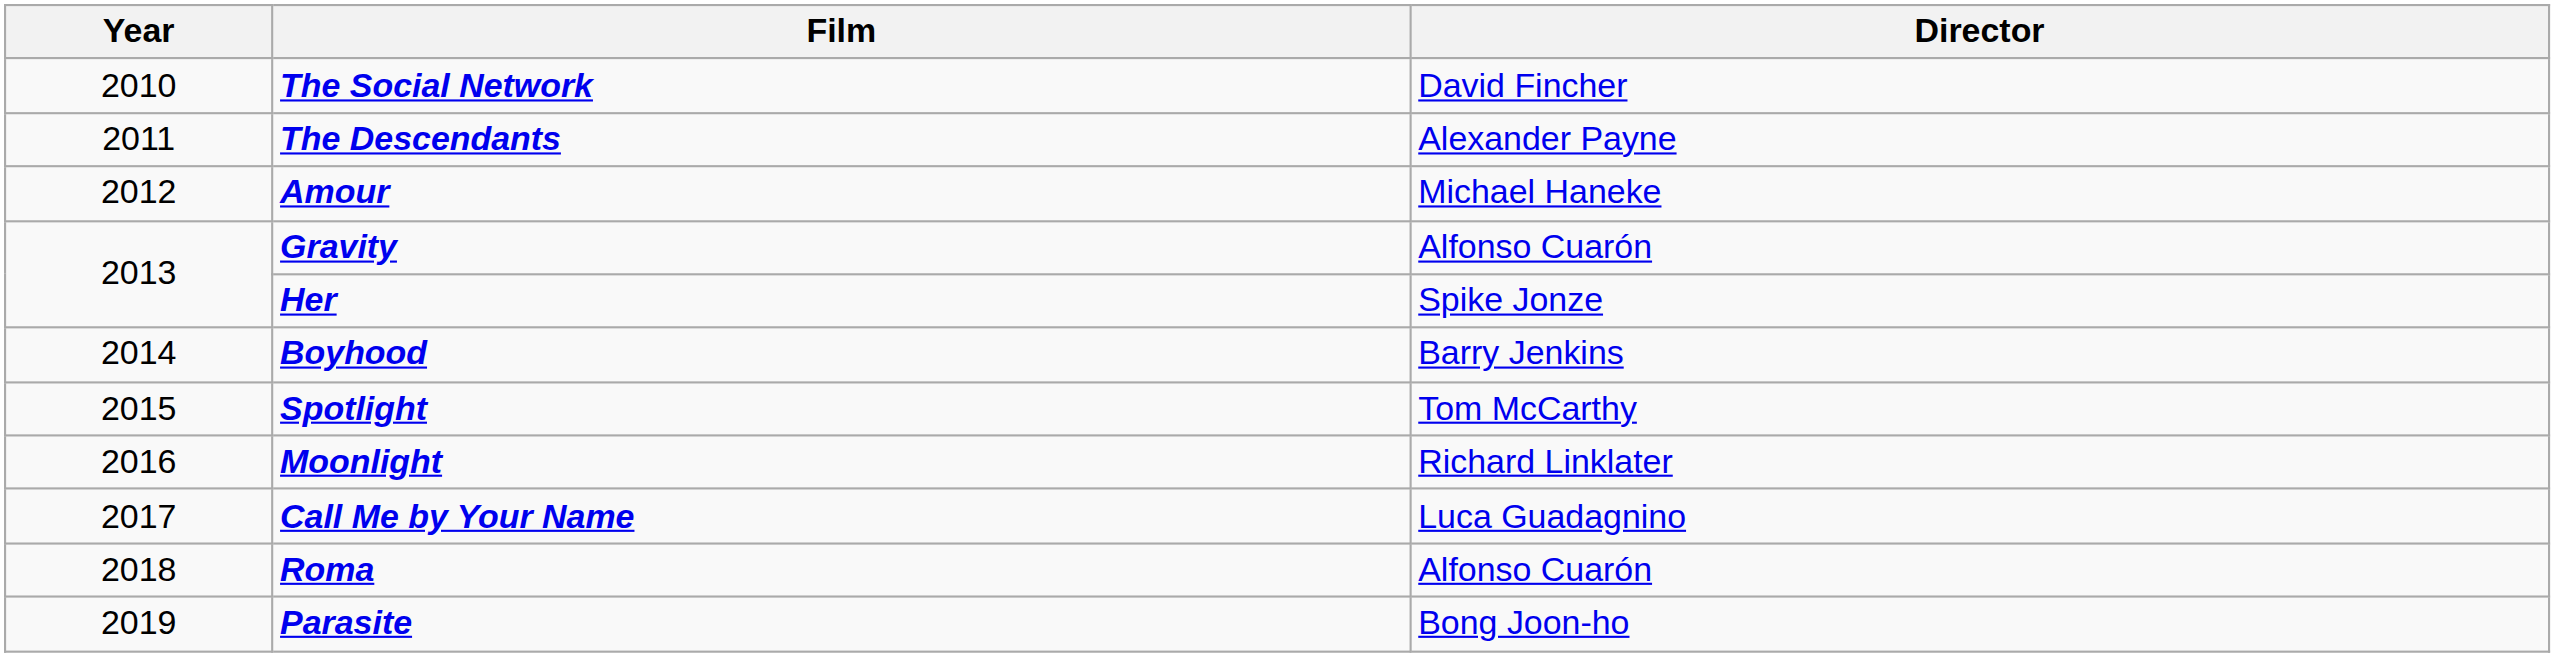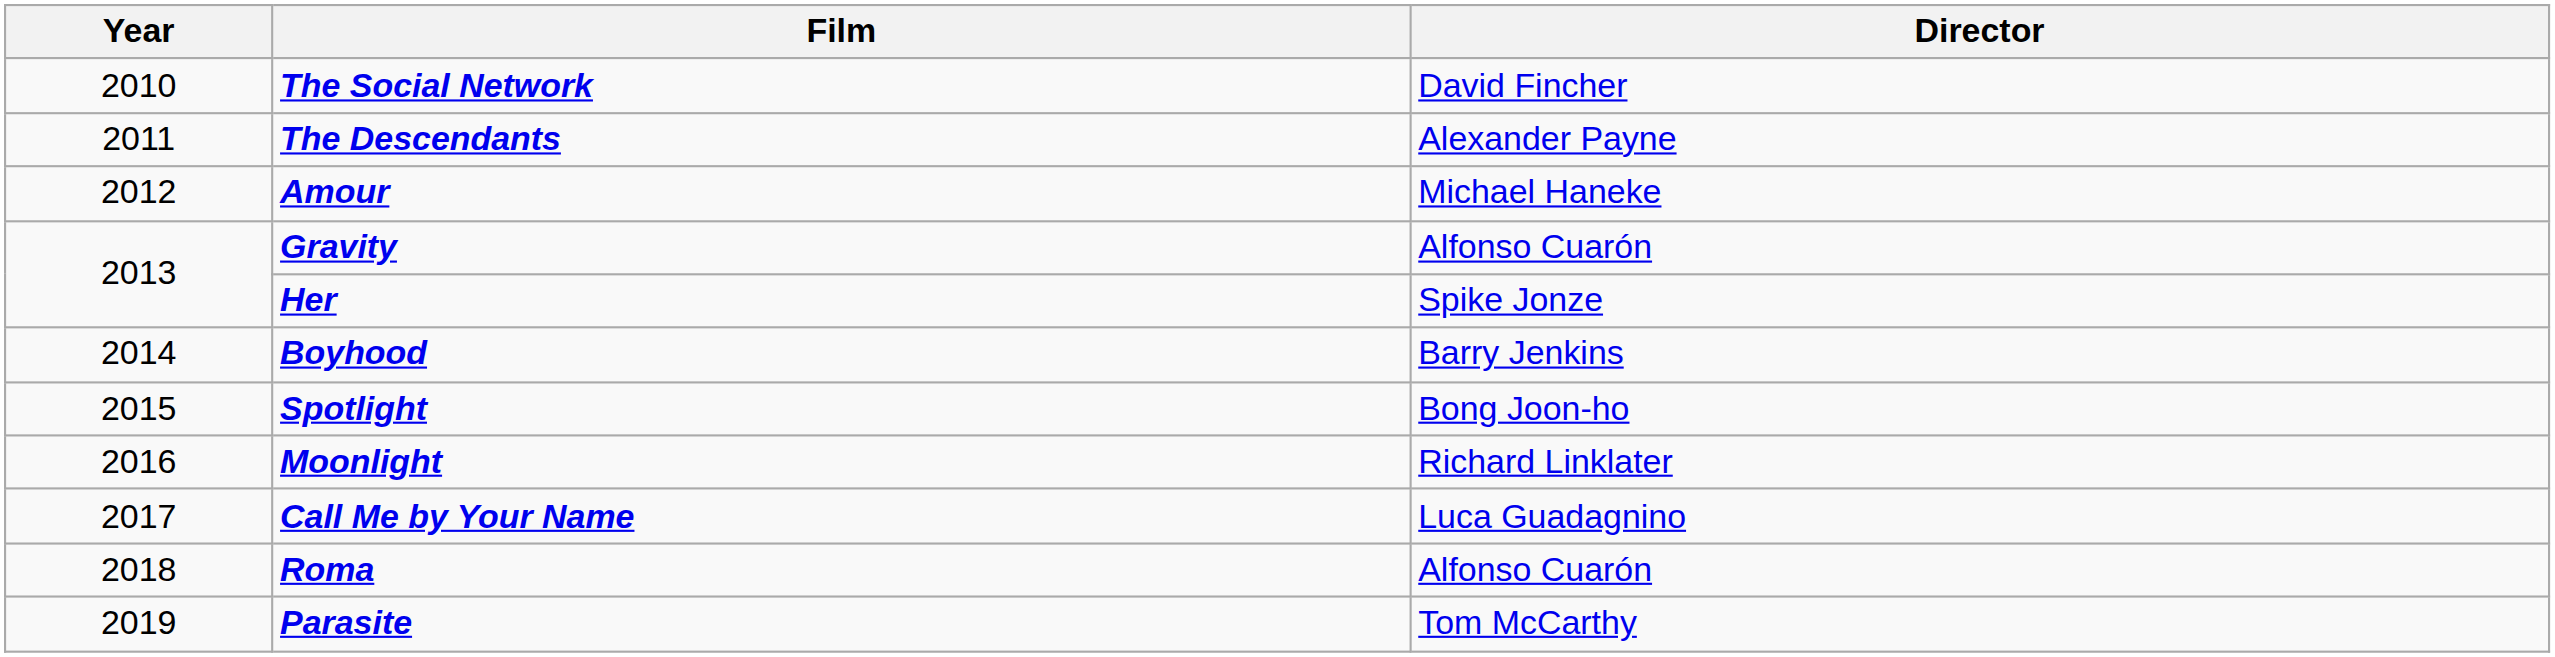(1528, 407) Tom McCarthy -> (1524, 407) Bong Joon-ho
(1524, 623) Bong Joon-ho -> (1528, 623) Tom McCarthy
